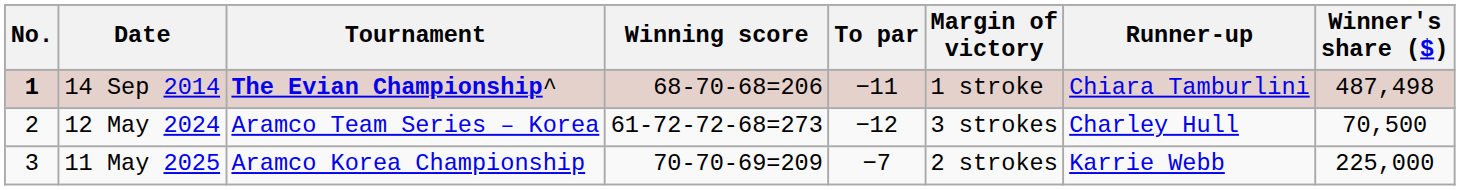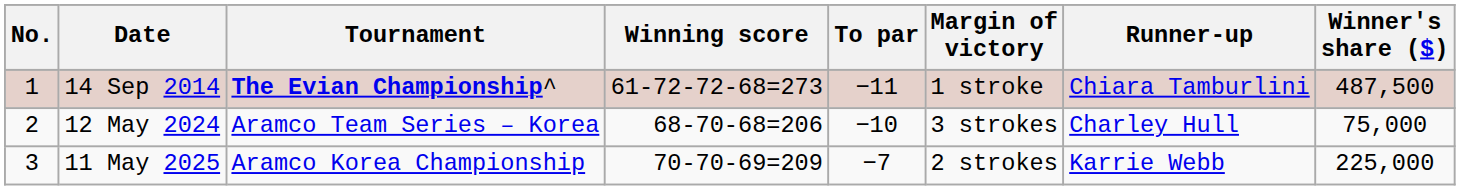(32, 89) bold -> (32, 89) normal
(738, 89) 68-70-68=206 -> (717, 89) 61-72-72-68=273
(1385, 89) 487,498 -> (1385, 89) 487,500
(717, 127) 61-72-72-68=273 -> (738, 127) 68-70-68=206
(877, 127) −12 -> (877, 127) −10
(1385, 127) 70,500 -> (1385, 127) 75,000
